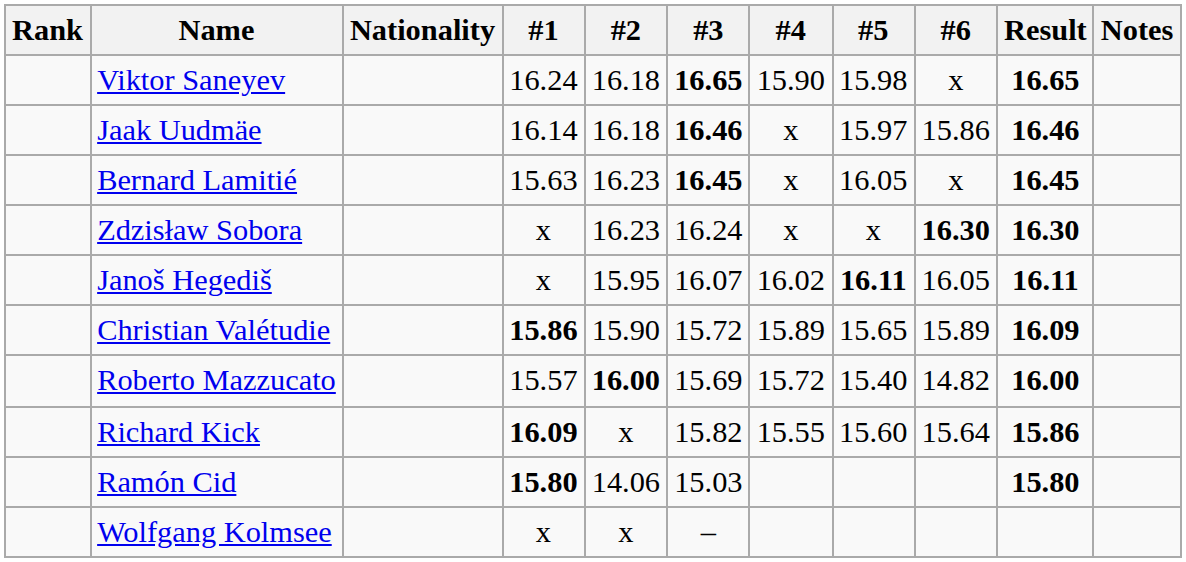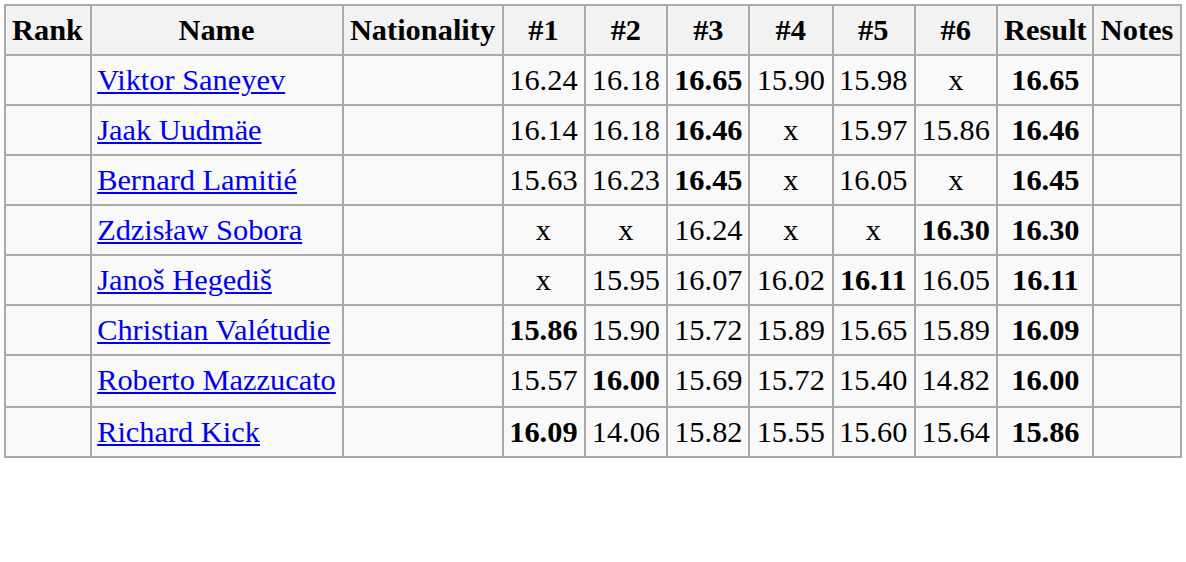(626, 230) 16.23 -> (626, 230) x
(626, 430) x -> (626, 430) 14.06
- row: (167, 480)
- row: (214, 530)
